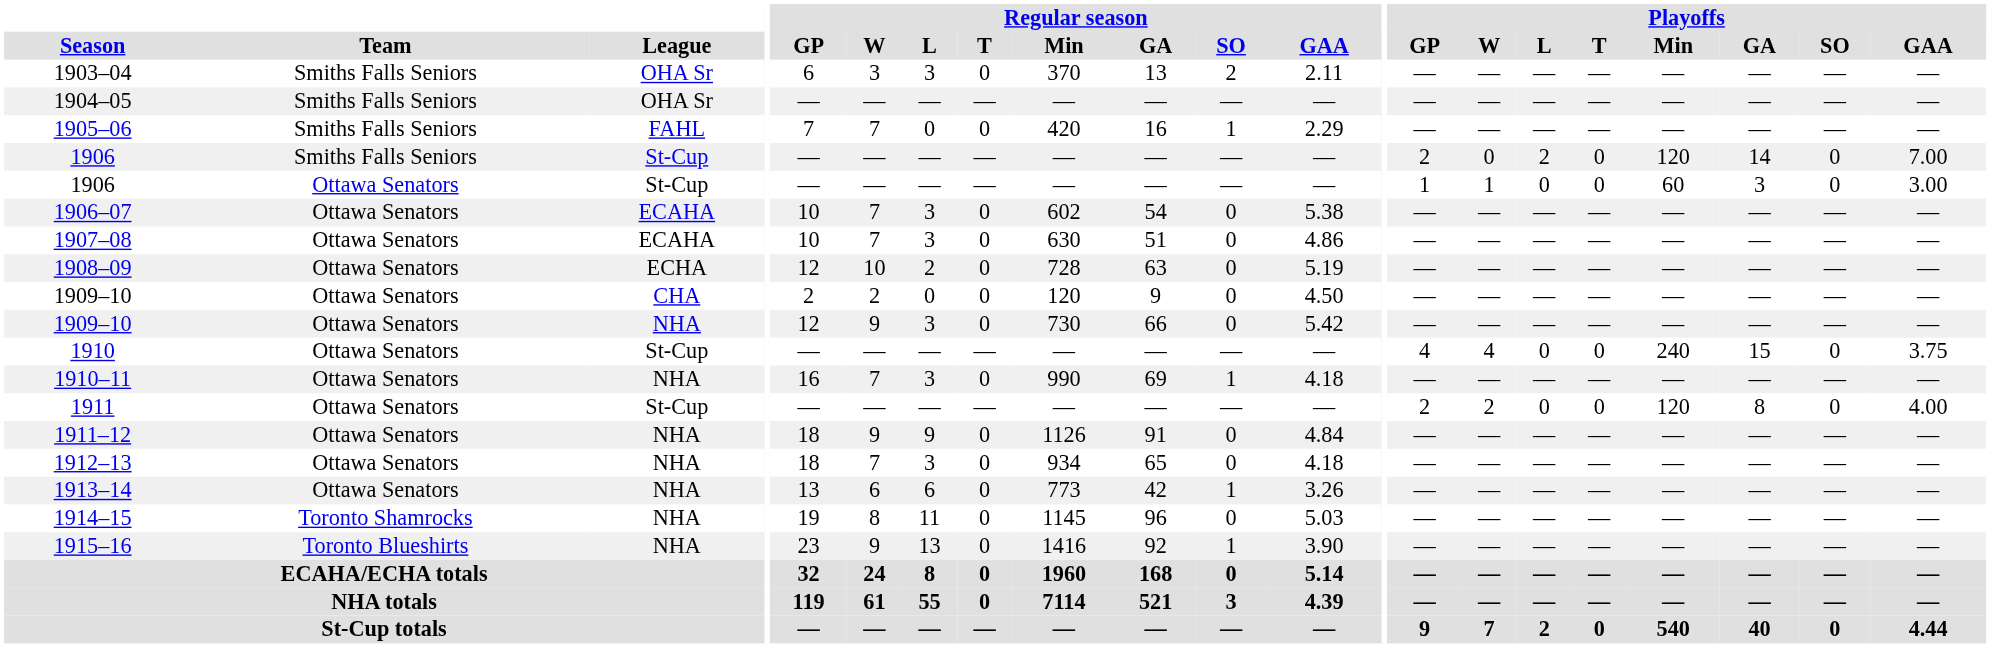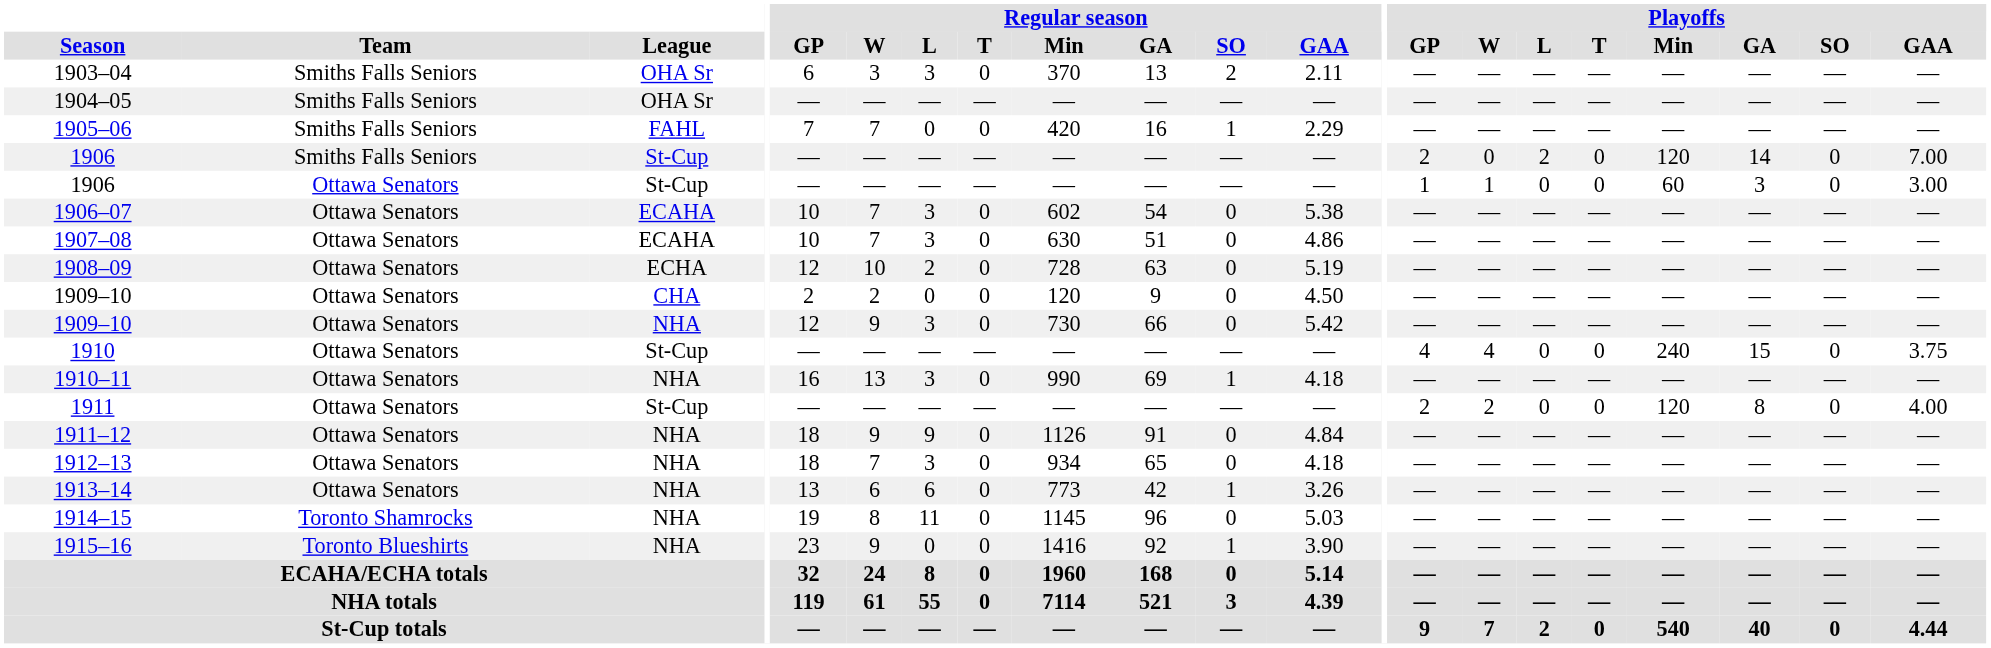(874, 379) 7 -> (874, 379) 13
(930, 545) 13 -> (930, 545) 0
